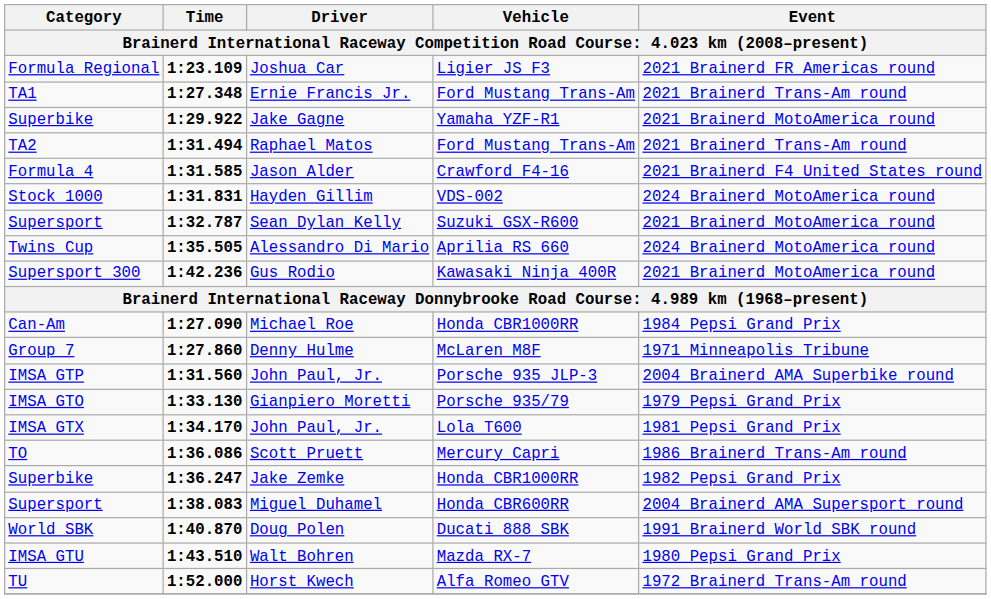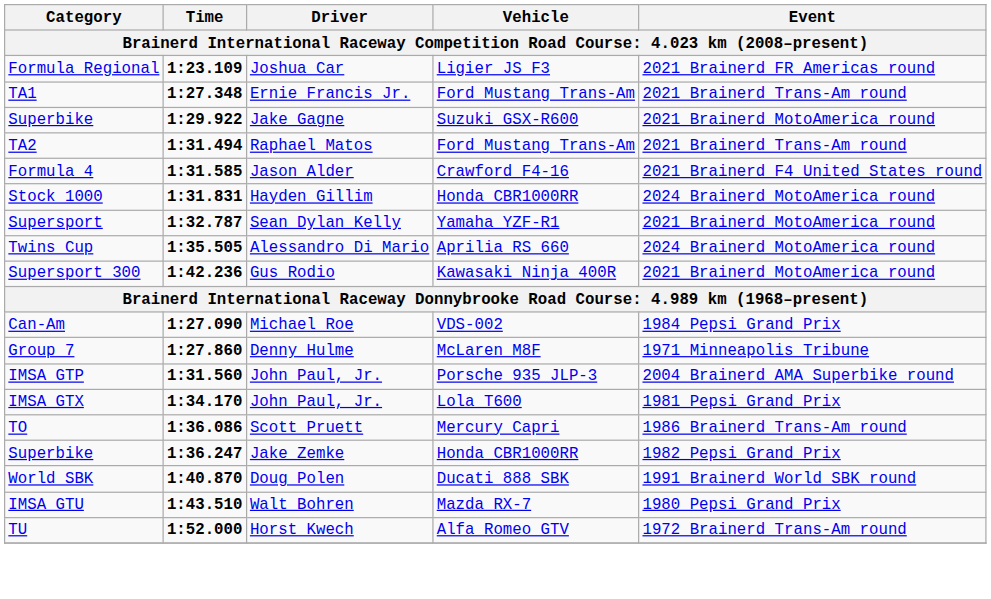(498, 120) Yamaha YZF-R1 -> (508, 120) Suzuki GSX-R600
(470, 197) VDS-002 -> (508, 197) Honda CBR1000RR
(508, 223) Suzuki GSX-R600 -> (498, 223) Yamaha YZF-R1
(508, 325) Honda CBR1000RR -> (470, 325) VDS-002
- row: (46, 402)
- row: (56, 505)
